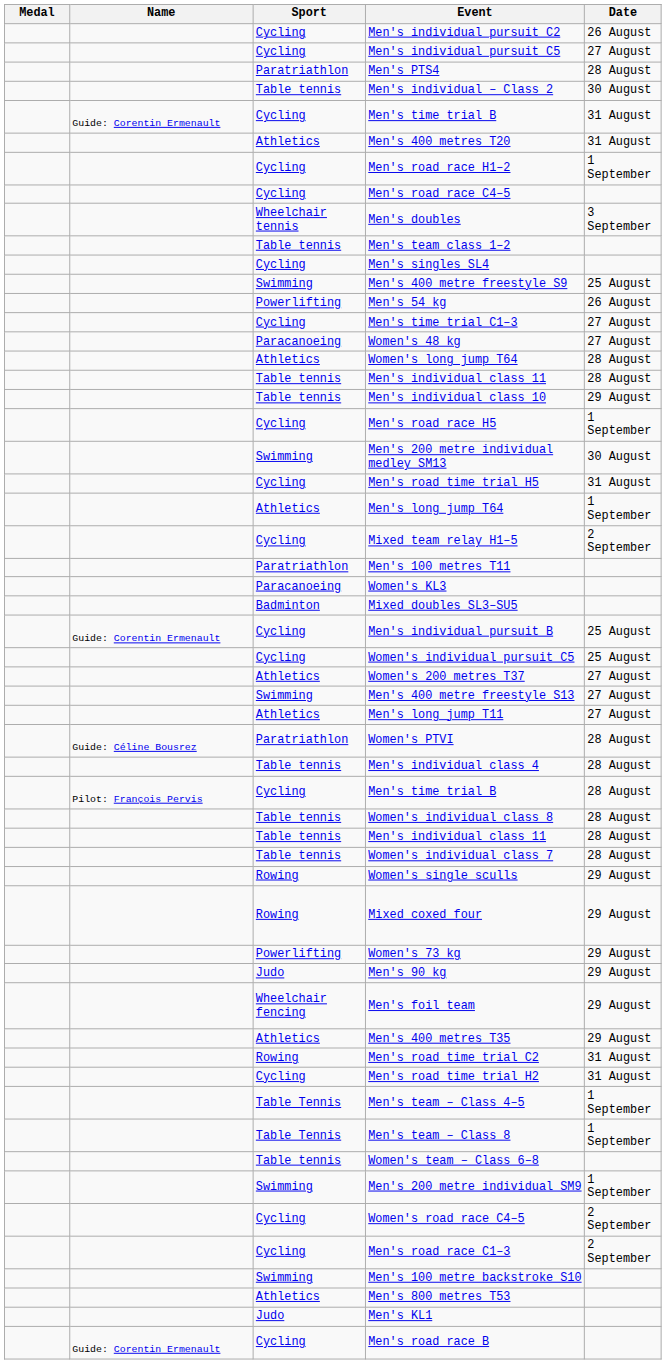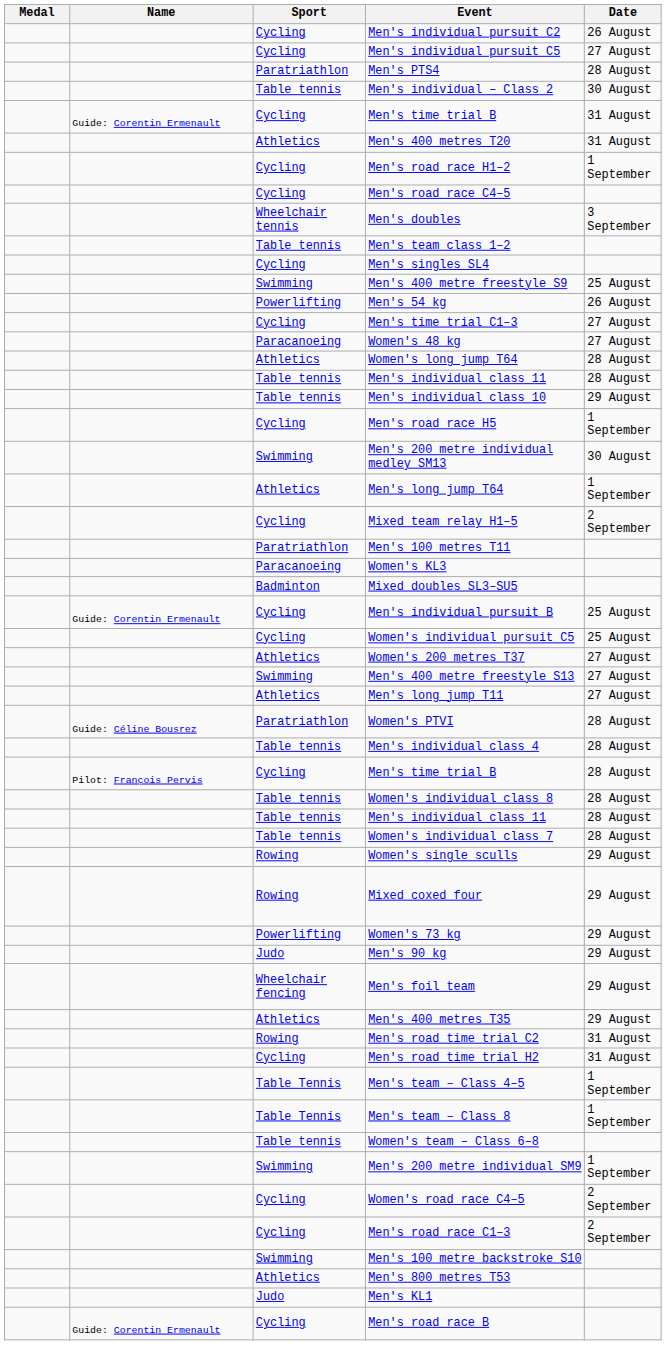- row: (161, 484)
